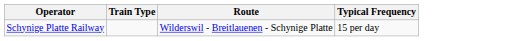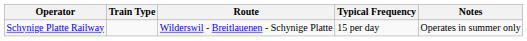+ column: (471, 12)
